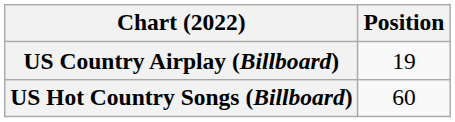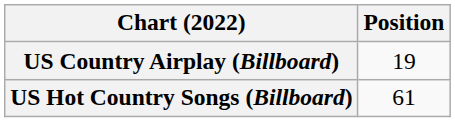(404, 97) 60 -> (404, 97) 61
